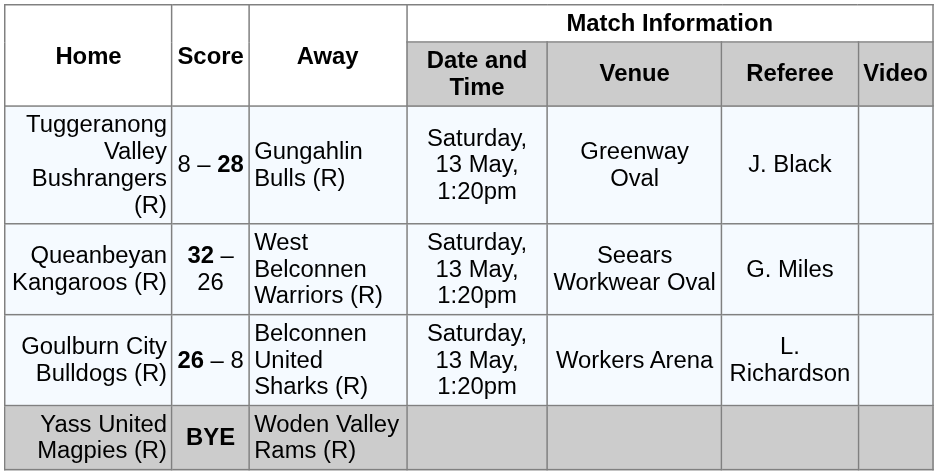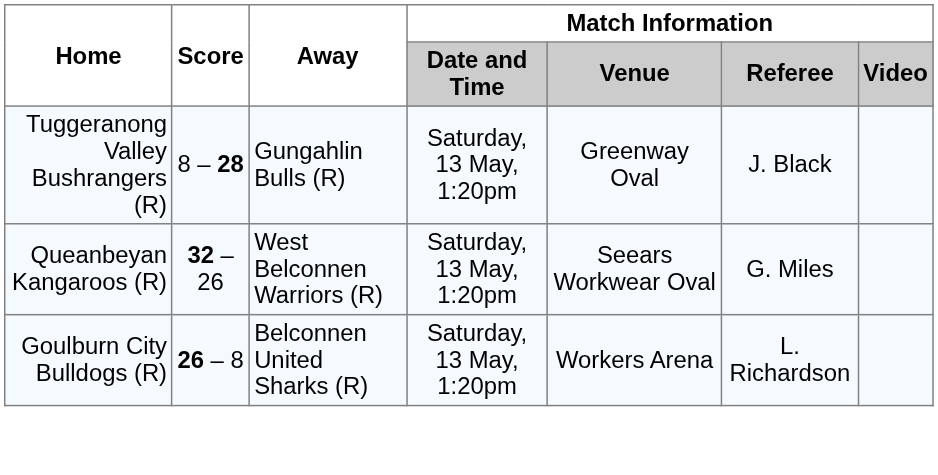- row: (102, 437)
